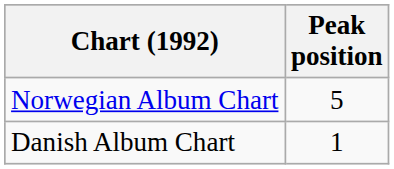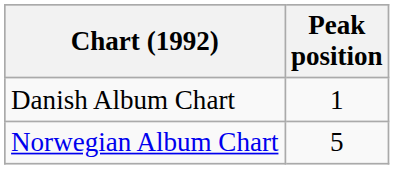rows swapped: (145, 99) <-> (123, 142)
